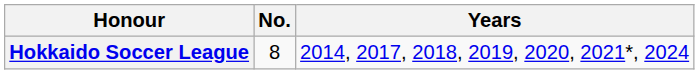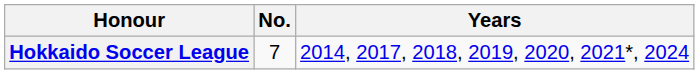(275, 52) 8 -> (275, 52) 7
